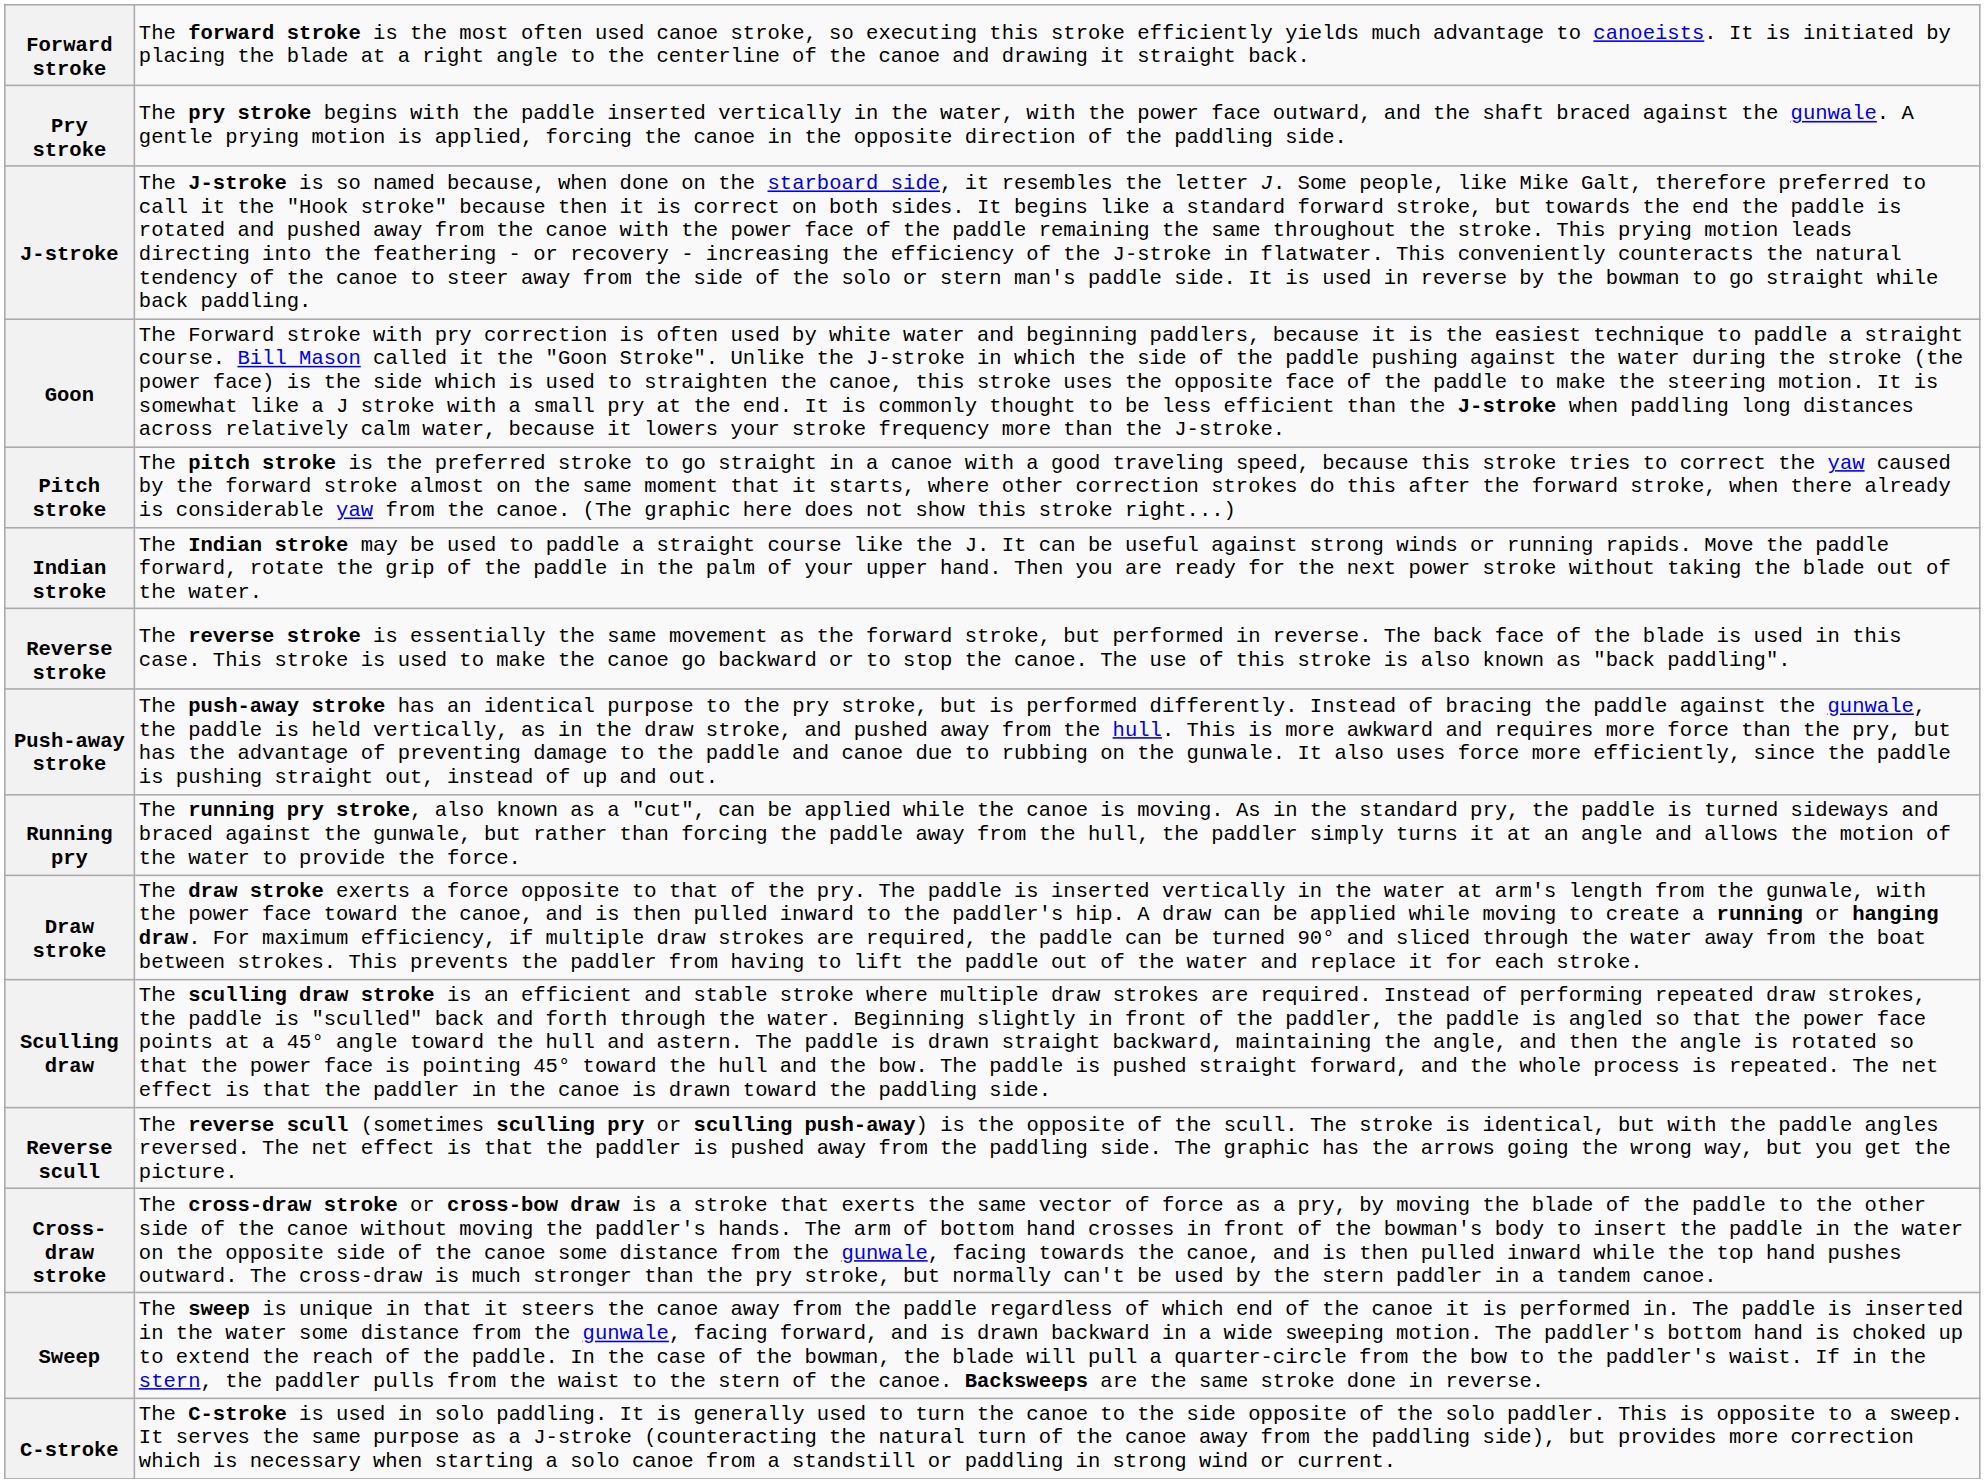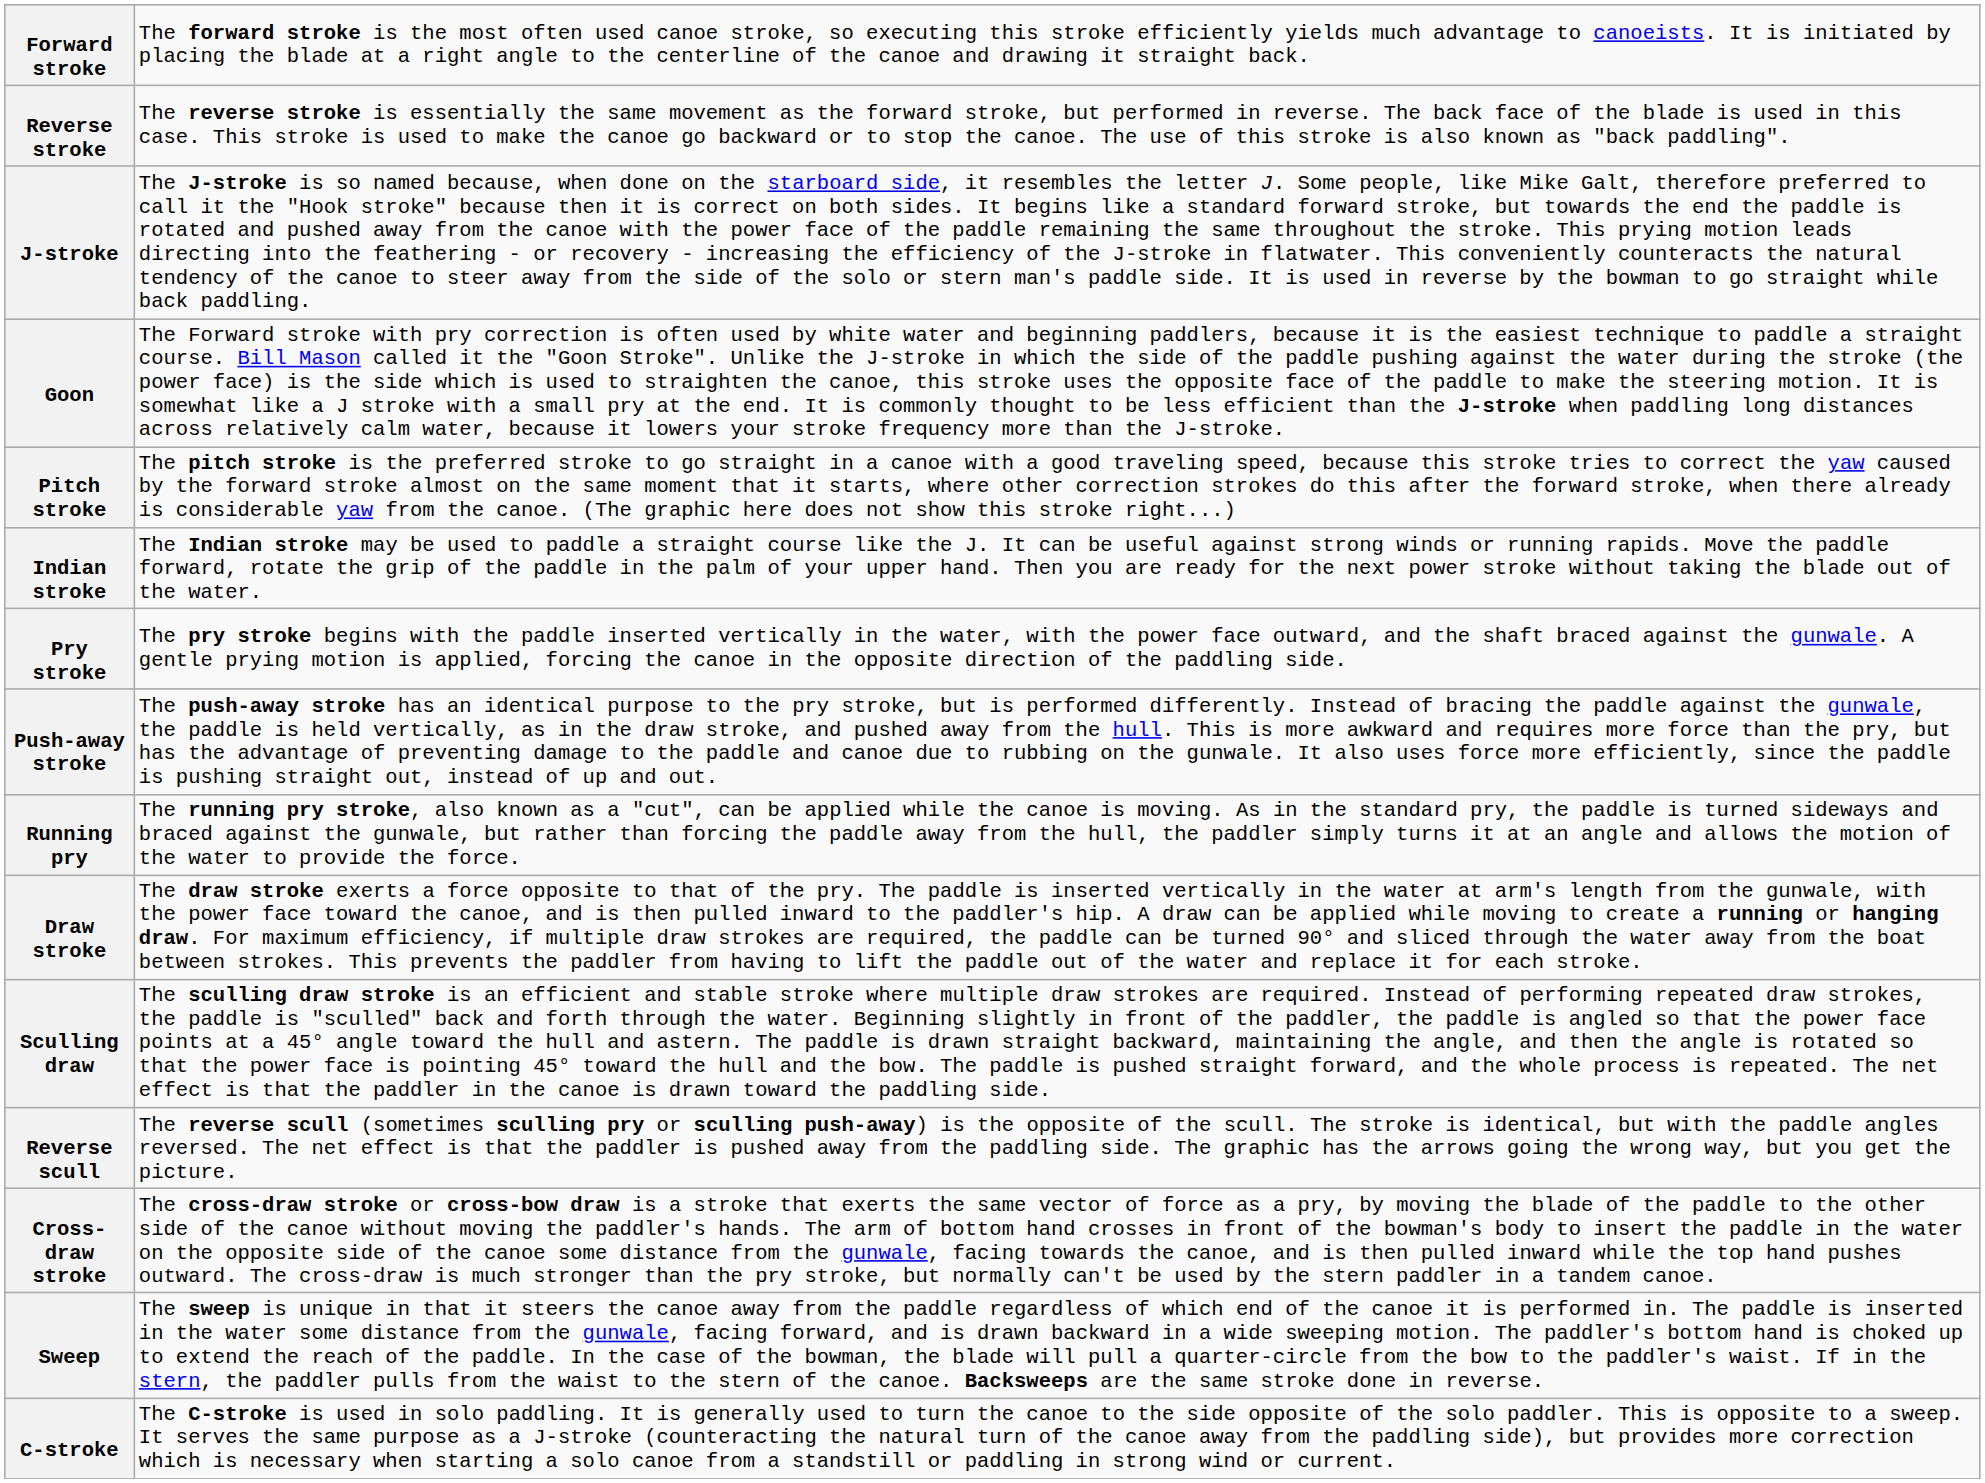rows swapped: (69, 661) <-> (69, 138)
